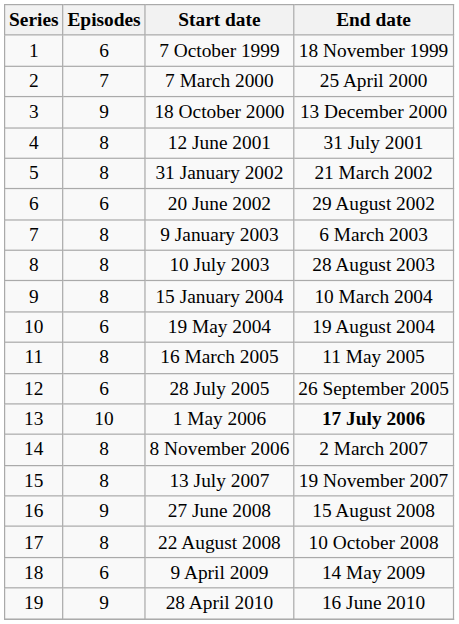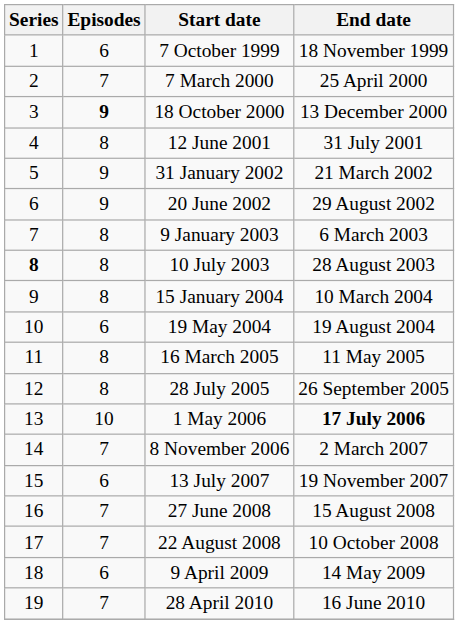(104, 111) normal -> (104, 111) bold
(104, 173) 8 -> (104, 173) 9
(104, 204) 6 -> (104, 204) 9
(34, 265) normal -> (34, 265) bold
(104, 388) 6 -> (104, 388) 8
(104, 449) 8 -> (104, 449) 7
(104, 480) 8 -> (104, 480) 6
(104, 511) 9 -> (104, 511) 7
(104, 541) 8 -> (104, 541) 7
(104, 603) 9 -> (104, 603) 7
